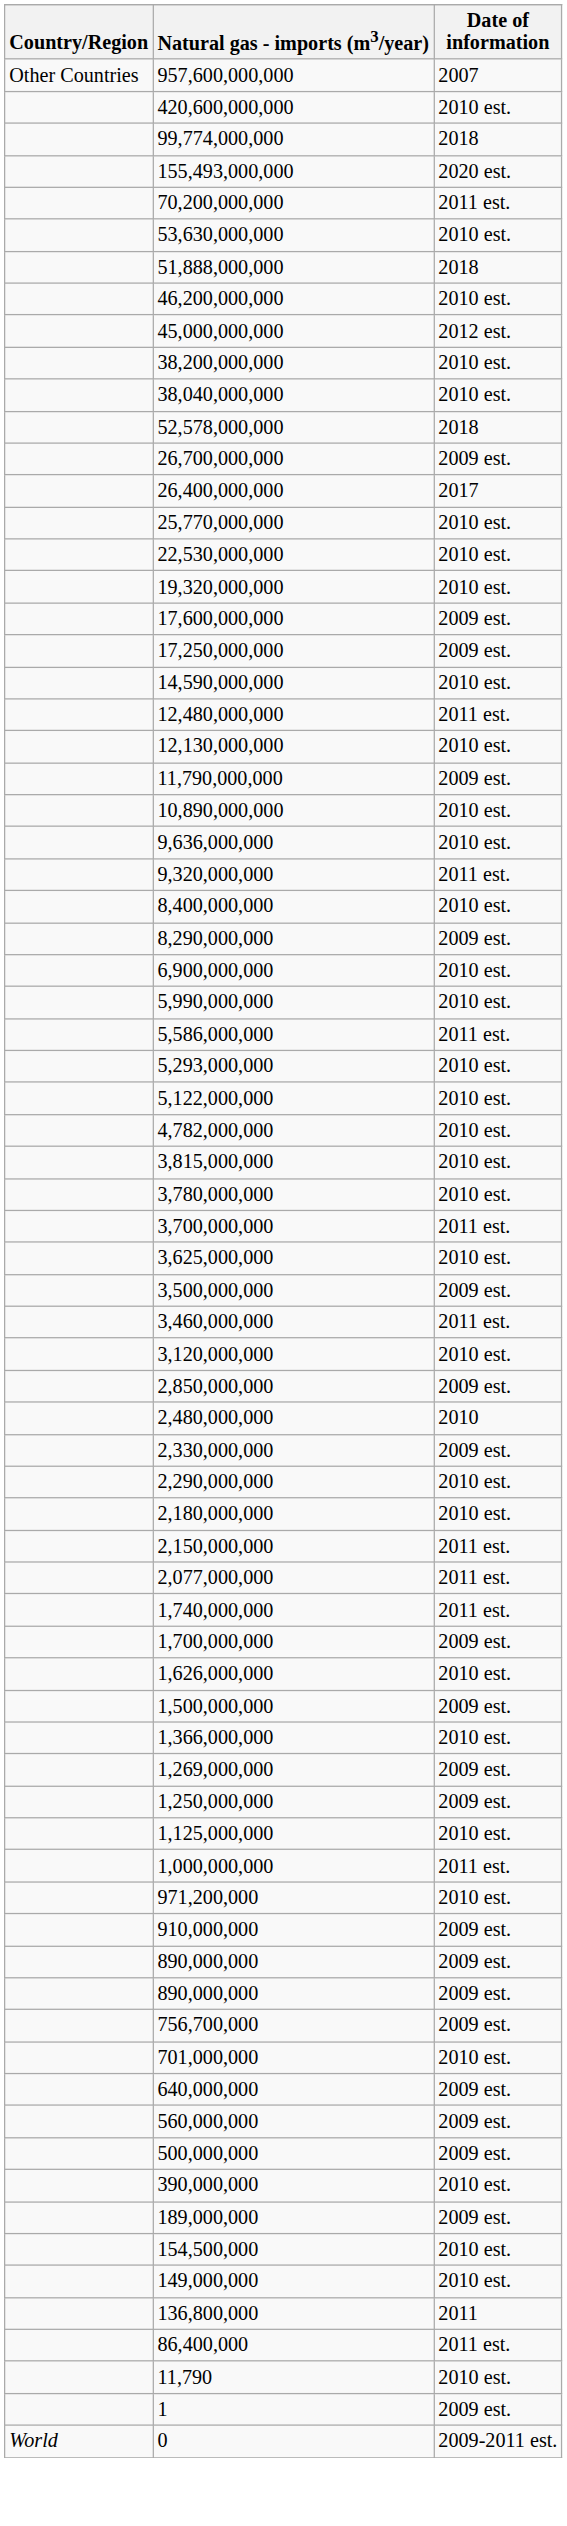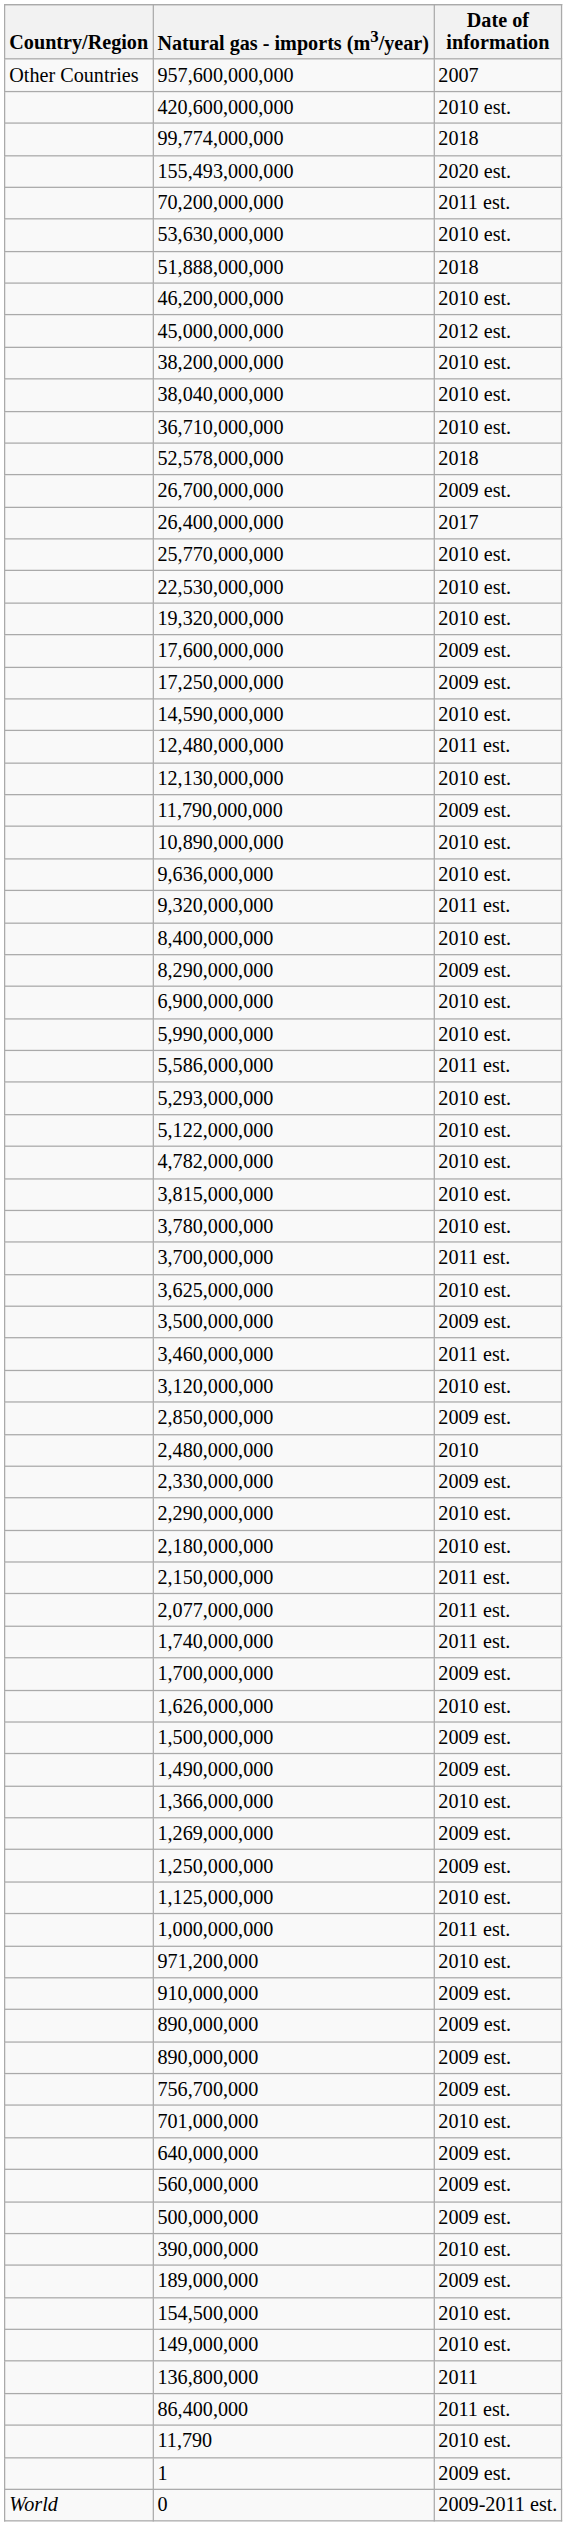+ row: (220, 426)
+ row: (215, 1769)
